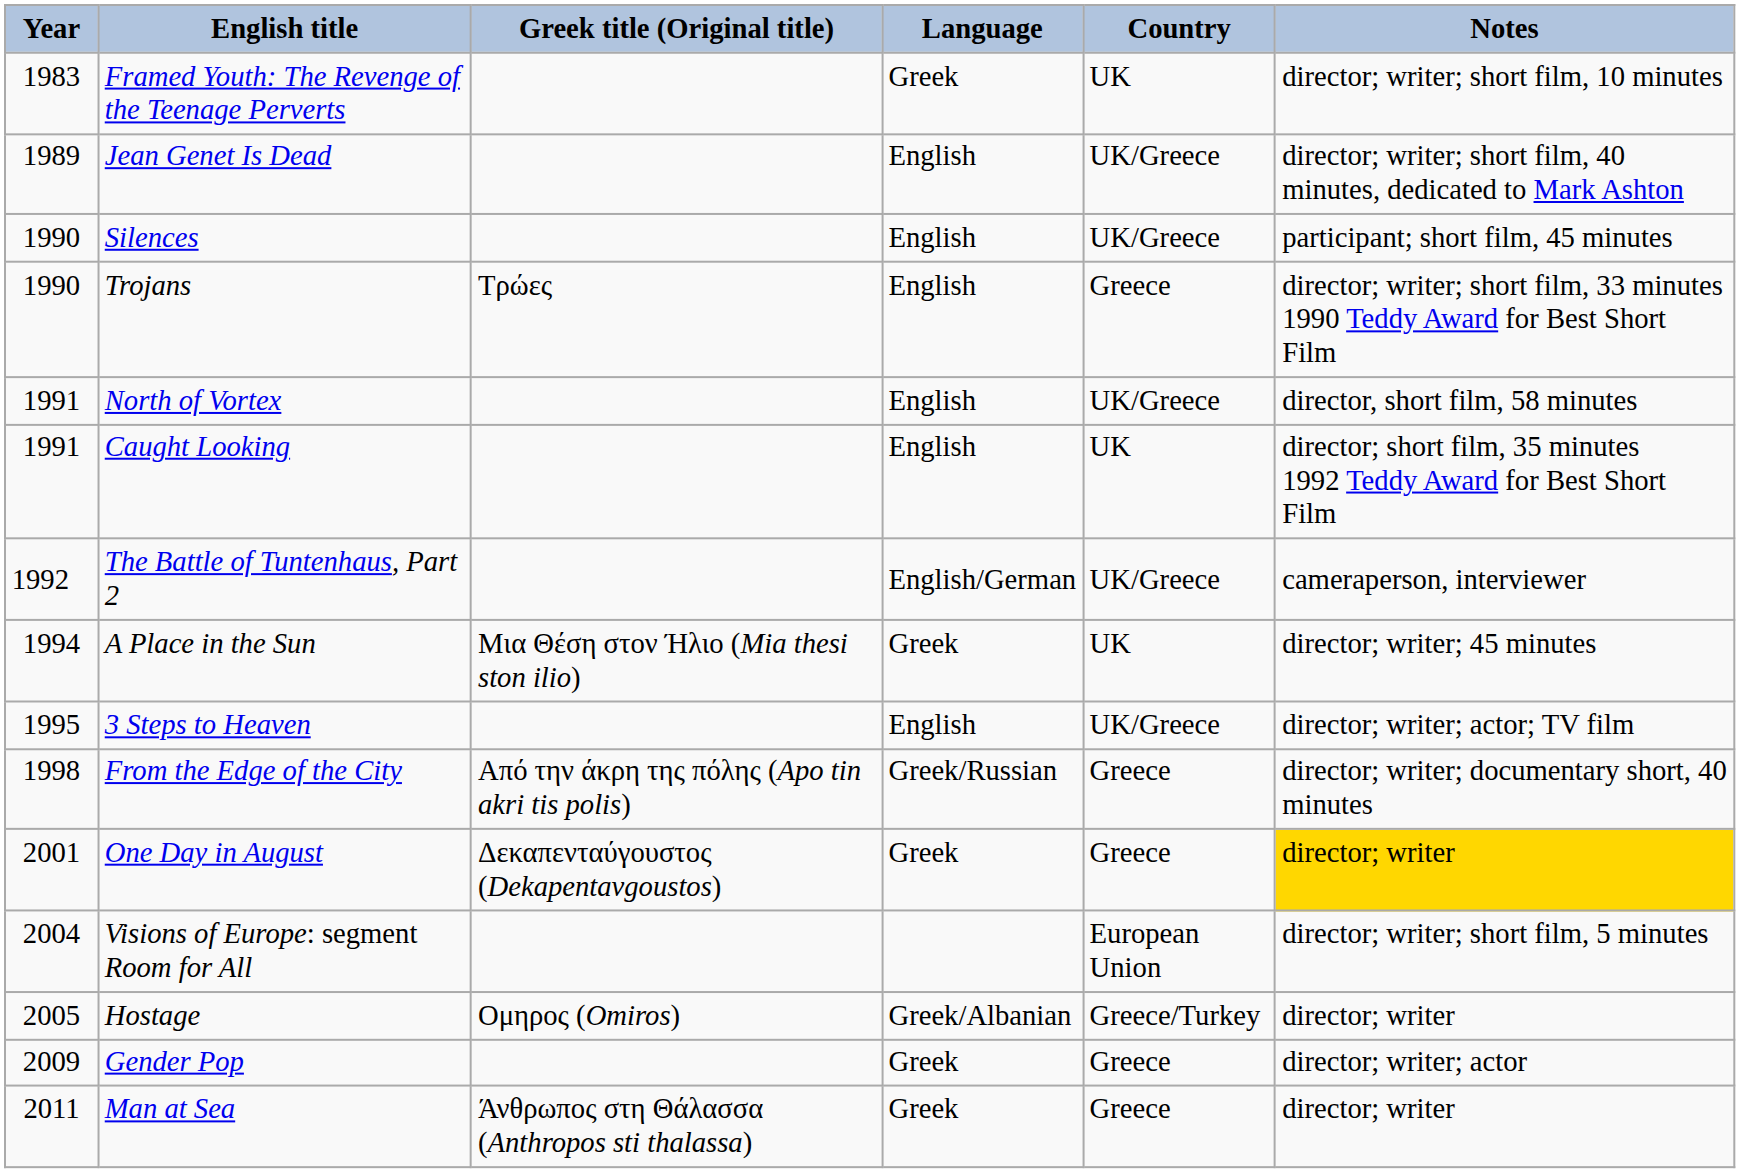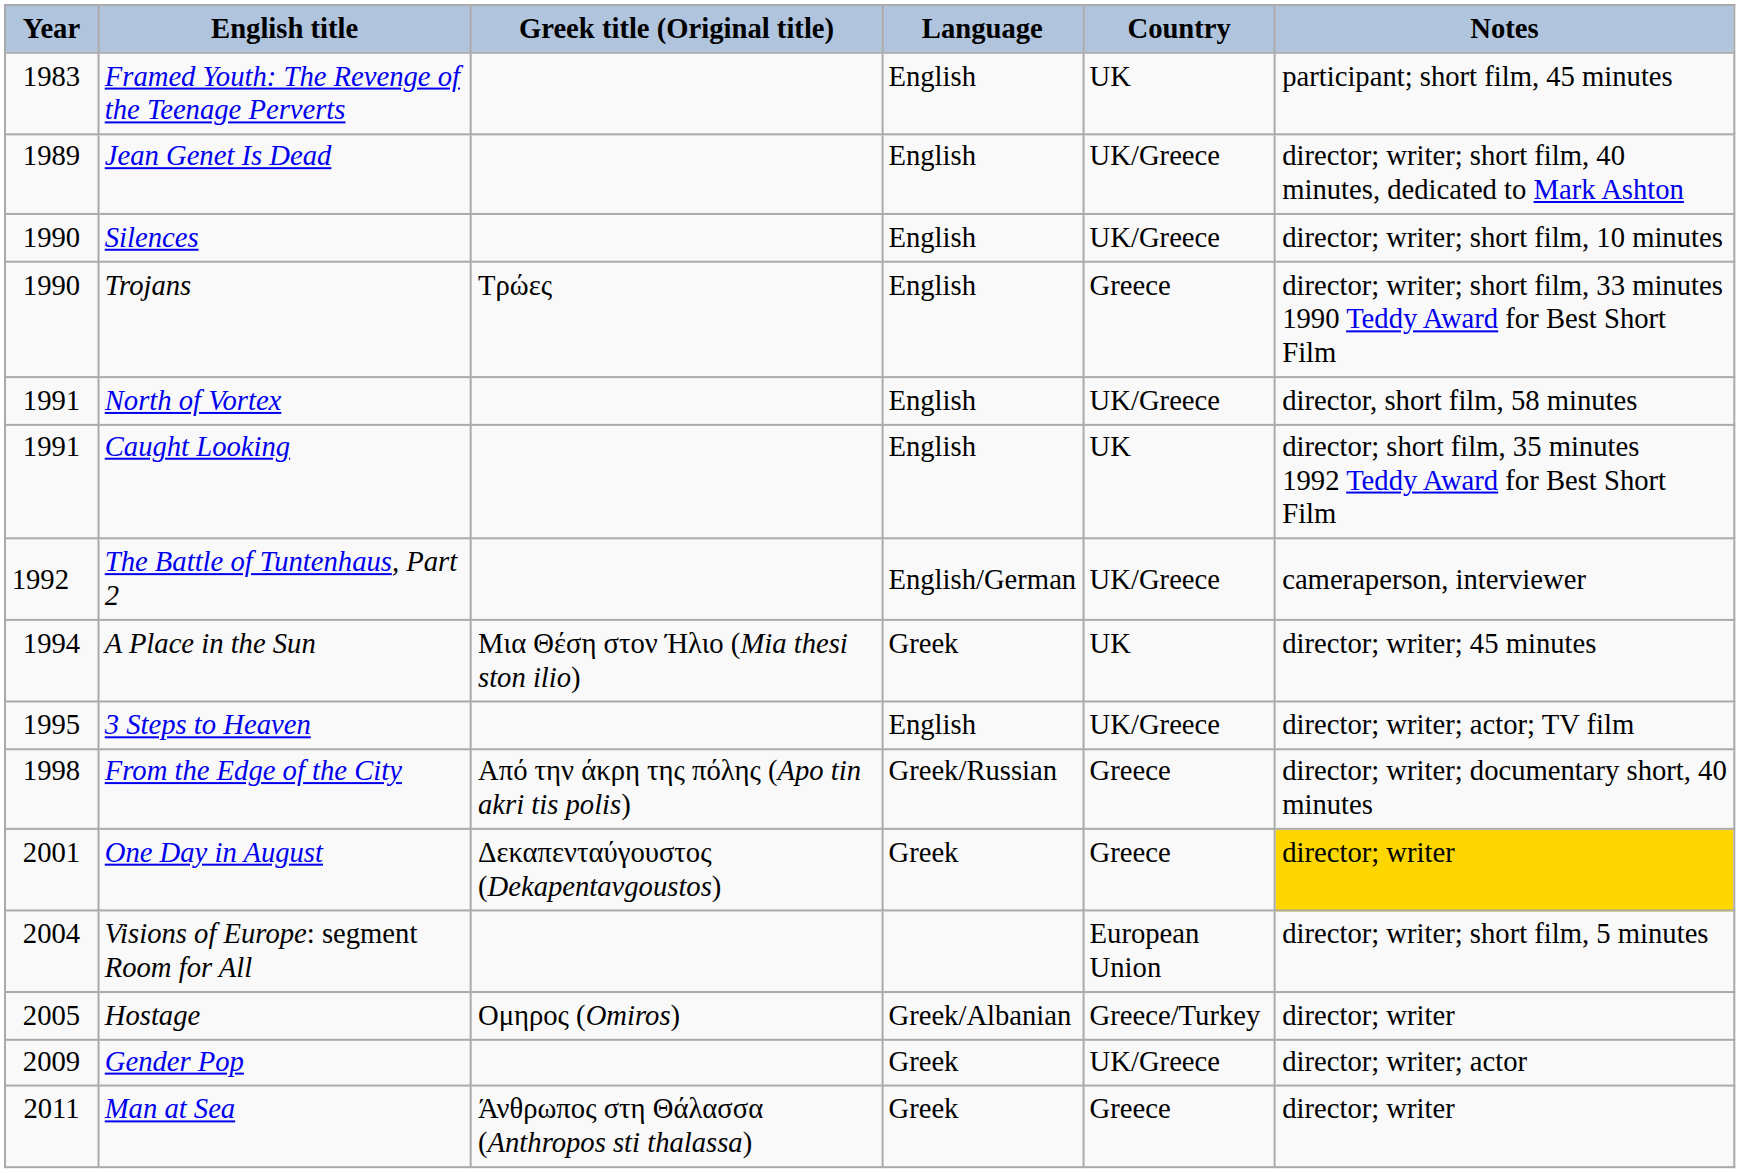(923, 75) Greek -> (932, 75) English
(1503, 75) director; writer; short film, 10 minutes -> (1477, 75) participant; short film, 45 minutes
(1477, 237) participant; short film, 45 minutes -> (1503, 237) director; writer; short film, 10 minutes
(1130, 1062) Greece -> (1155, 1062) UK/Greece
